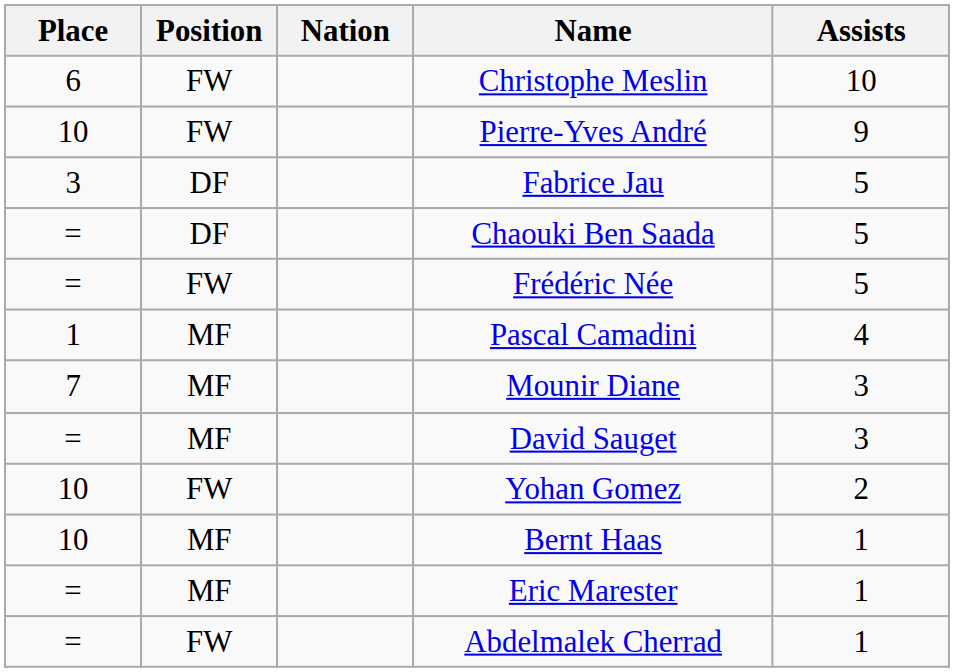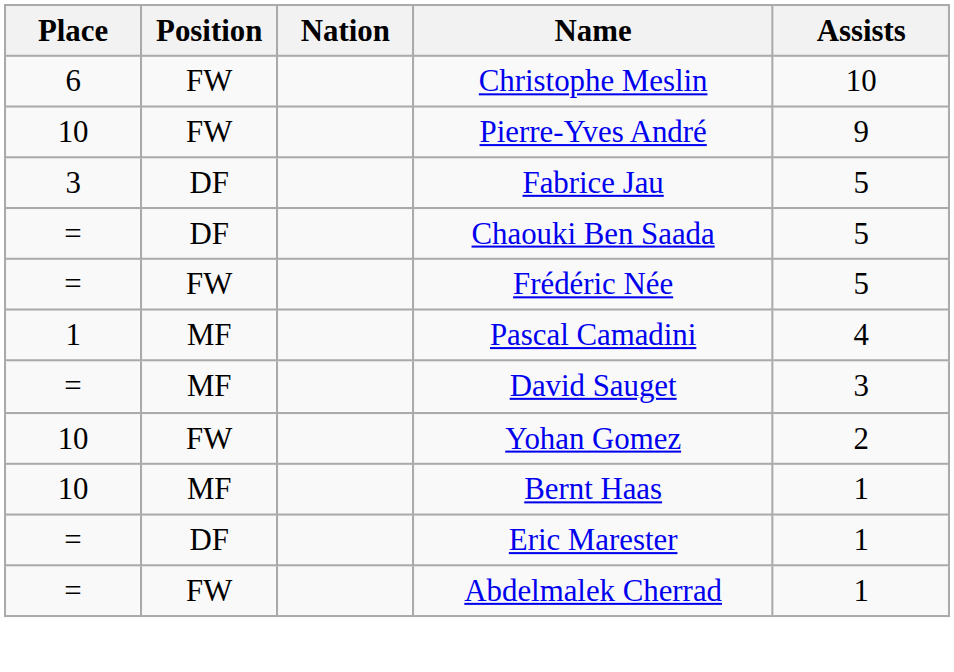- row: (593, 386)
(209, 589) MF -> (209, 538) DF
